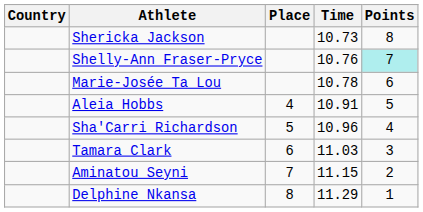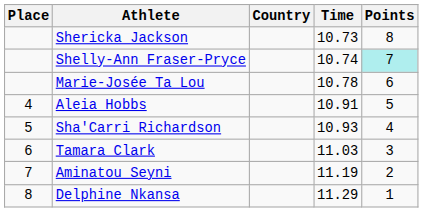columns swapped: (290, 16) <-> (37, 16)
(338, 61) 10.76 -> (338, 61) 10.74
(338, 128) 10.96 -> (338, 128) 10.93
(338, 173) 11.15 -> (338, 173) 11.19
